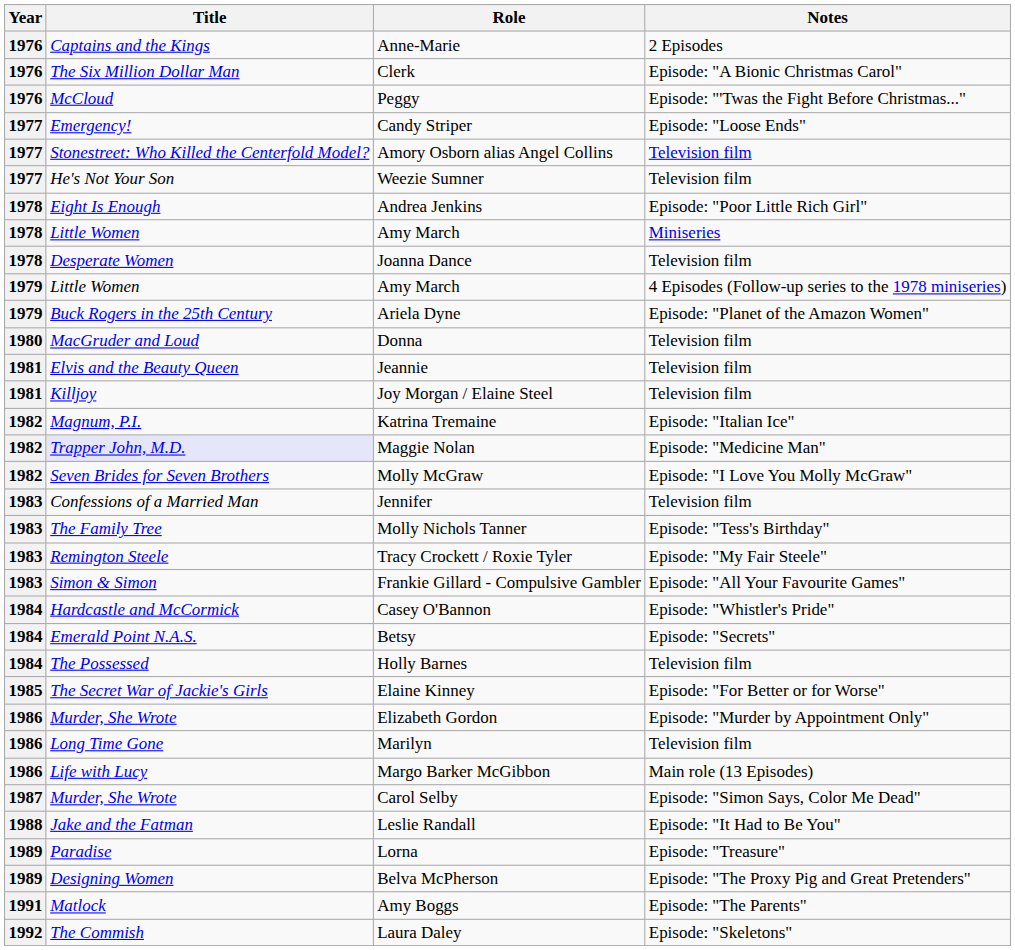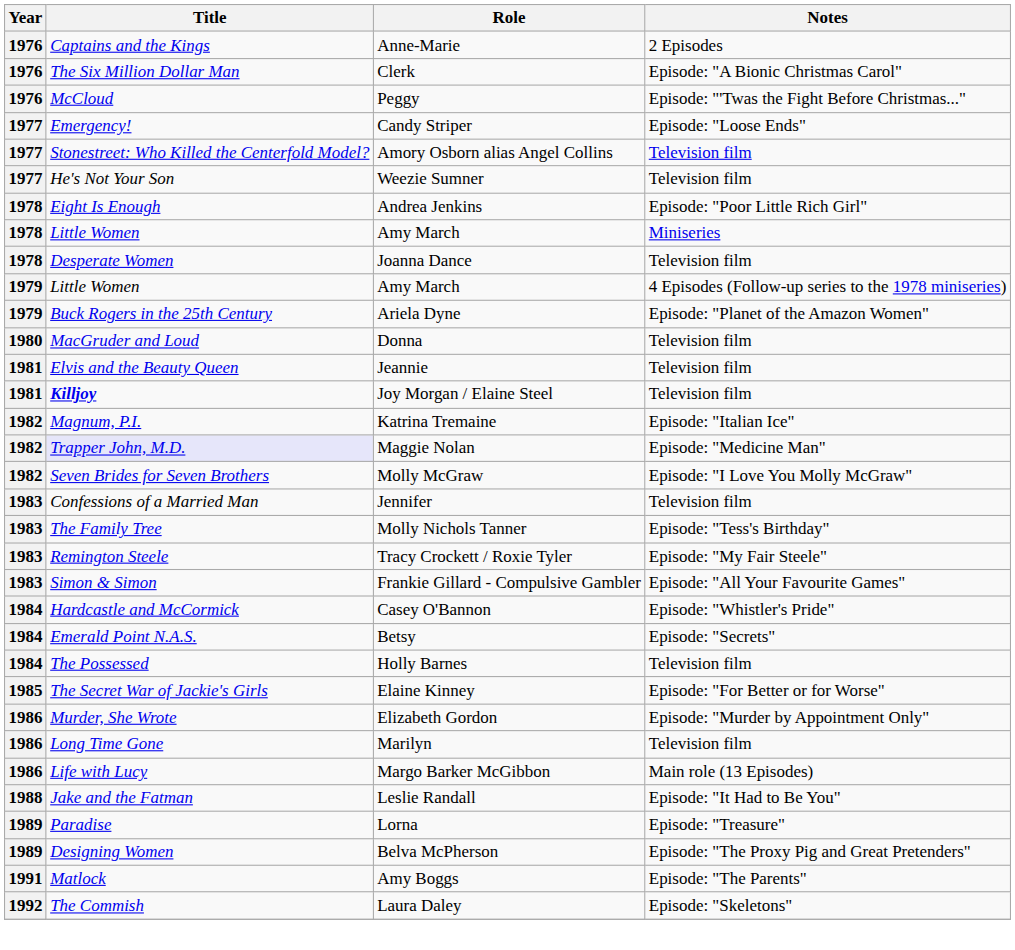(73, 394) normal -> (73, 394) bold
- row: (417, 797)
